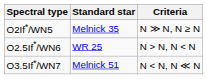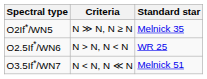columns swapped: (104, 12) <-> (170, 12)
